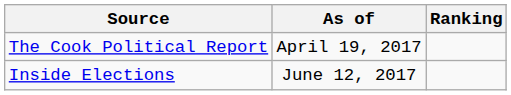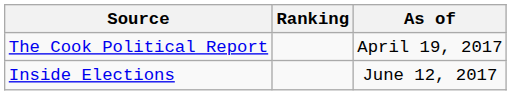columns swapped: (466, 19) <-> (349, 19)
